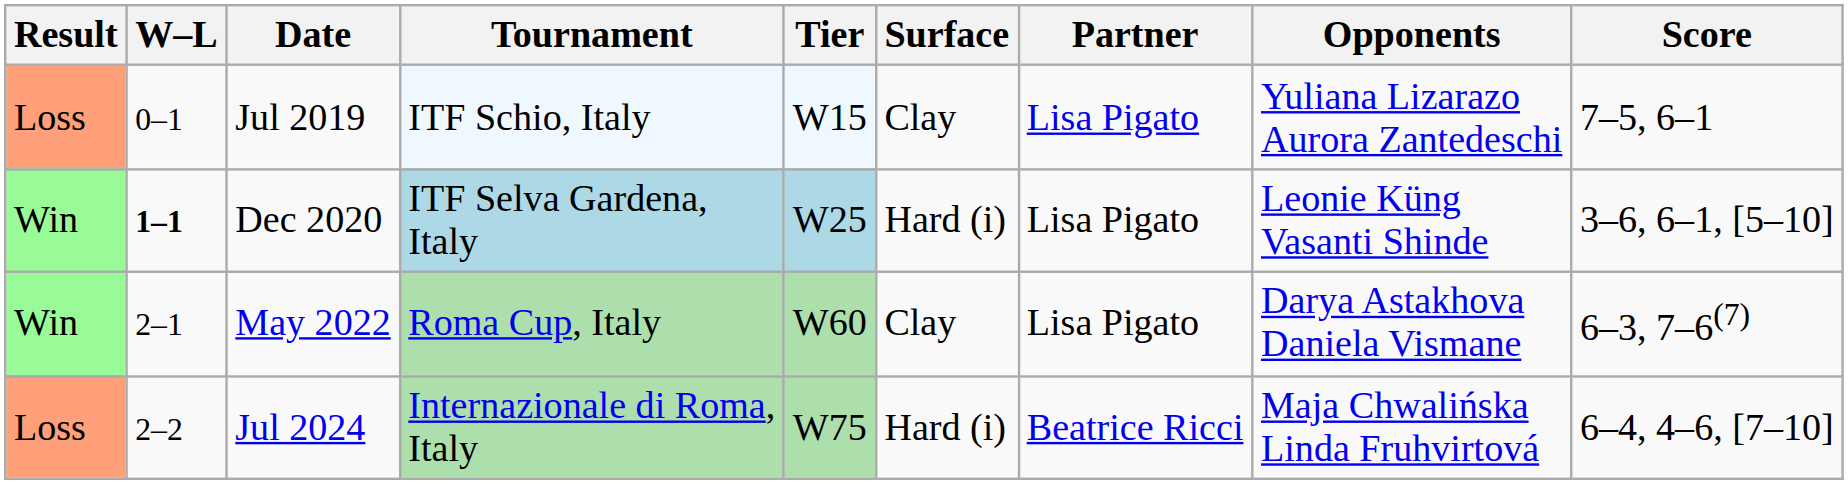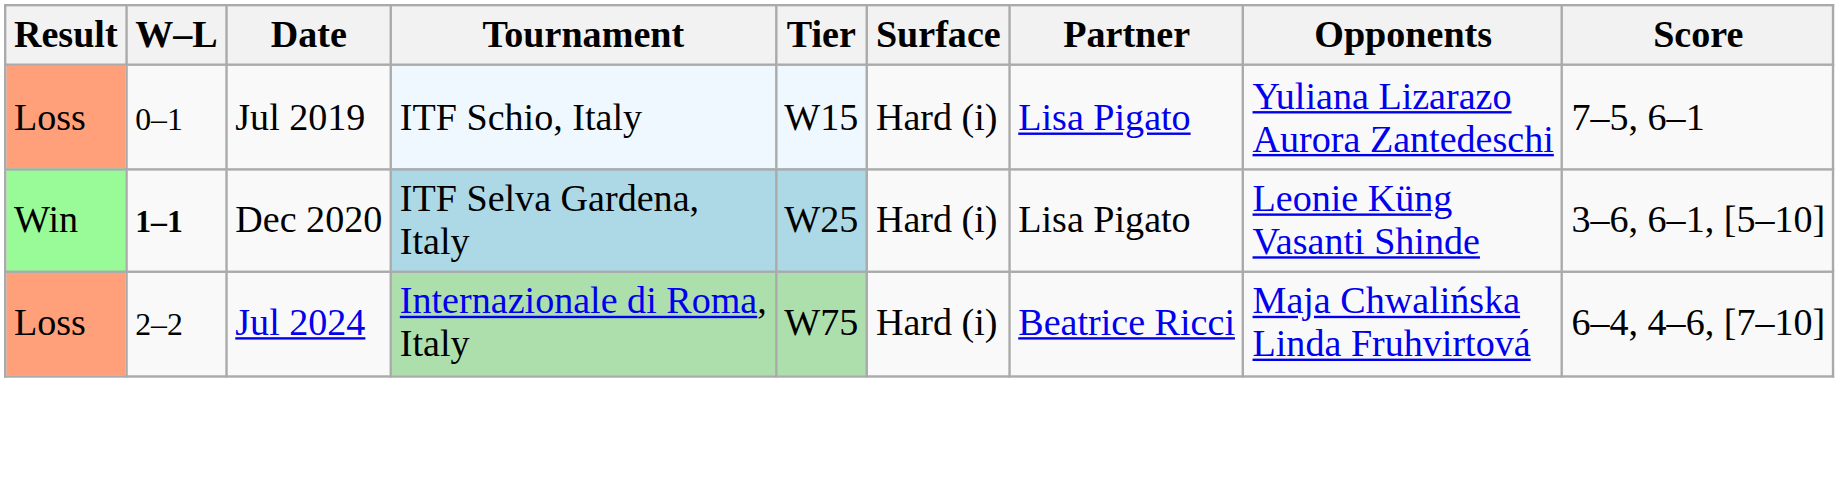(920, 116) Clay -> (937, 116) Hard (i)
- row: (313, 322)
